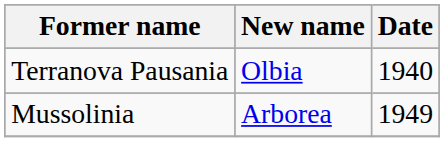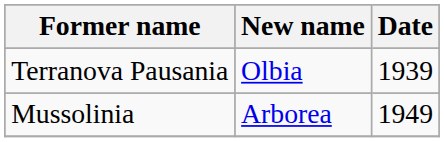(405, 70) 1940 -> (405, 70) 1939
